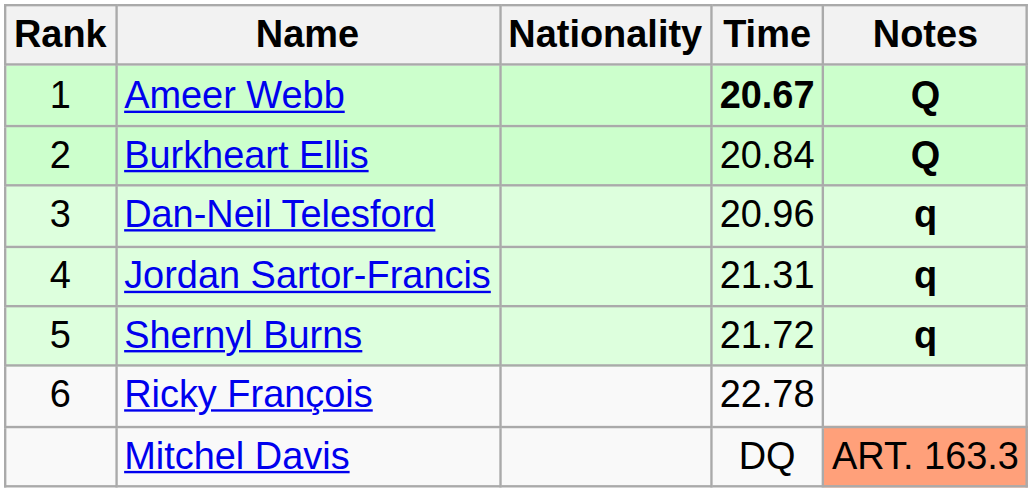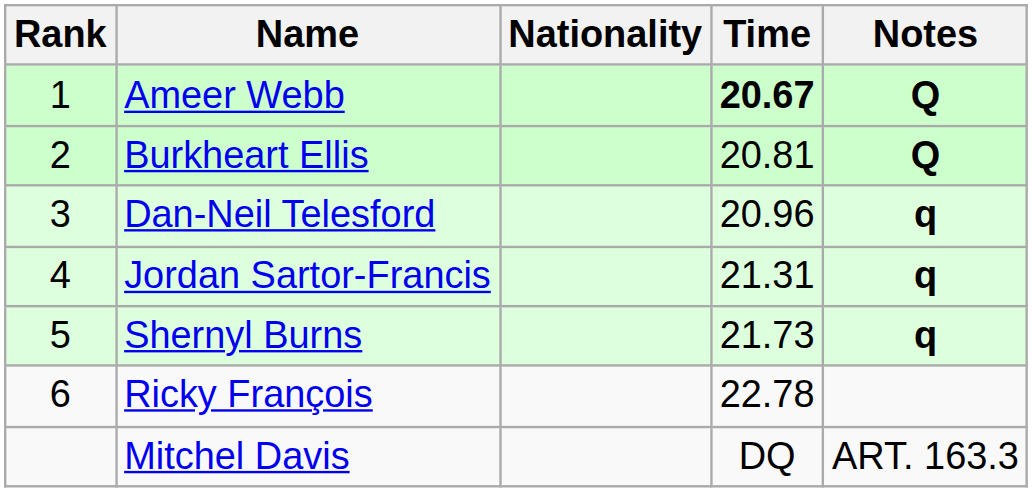(767, 154) 20.84 -> (767, 154) 20.81
(767, 335) 21.72 -> (767, 335) 21.73
(925, 455) lightsalmon background -> (925, 455) no background
